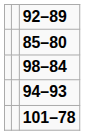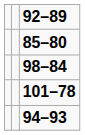rows swapped: (49, 117) <-> (45, 92)
